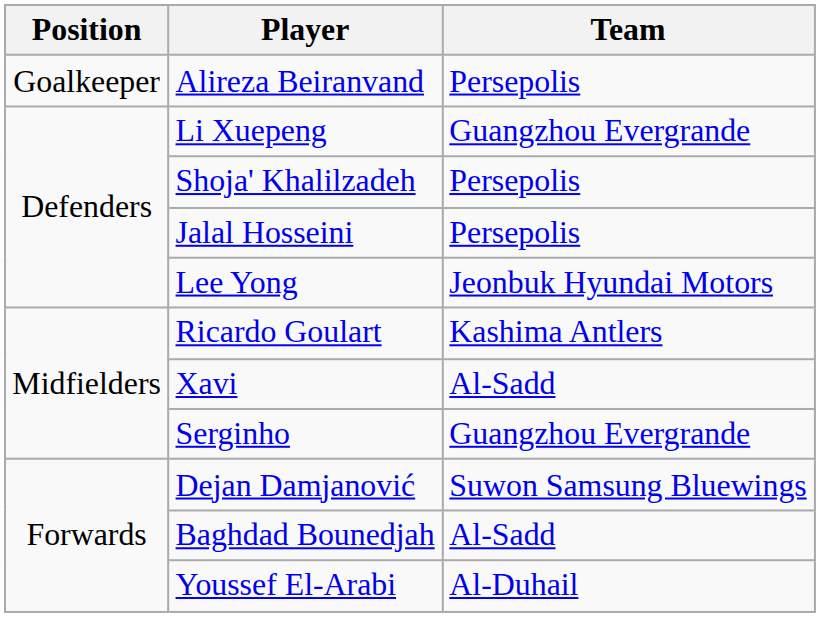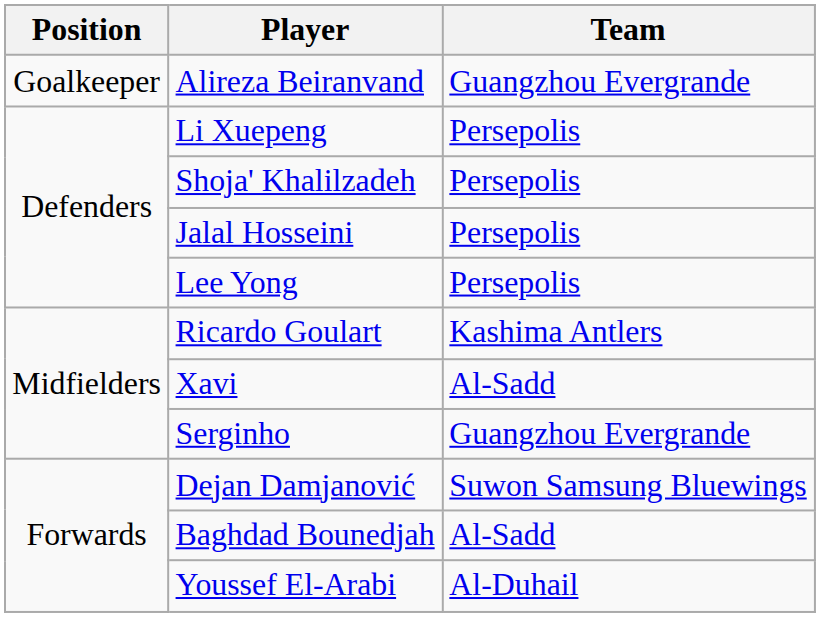(515, 80) Persepolis -> (600, 80) Guangzhou Evergrande
(600, 130) Guangzhou Evergrande -> (515, 130) Persepolis
(611, 282) Jeonbuk Hyundai Motors -> (515, 282) Persepolis
